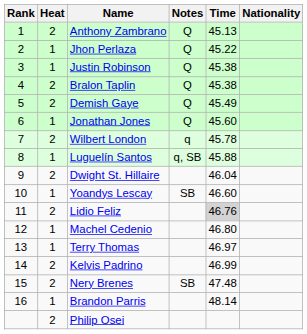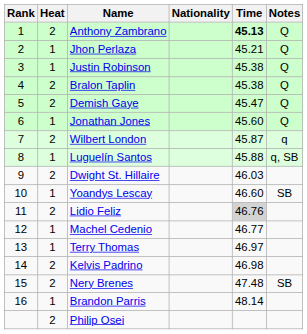columns swapped: (271, 13) <-> (187, 13)
(223, 31) normal -> (249, 31) bold
(223, 49) 45.22 -> (249, 49) 45.21
(223, 103) 45.49 -> (249, 103) 45.47
(223, 139) 45.78 -> (249, 139) 45.87
(223, 175) 46.04 -> (249, 175) 46.03
(223, 229) 46.80 -> (249, 229) 46.77
(223, 265) 46.99 -> (249, 265) 46.98
